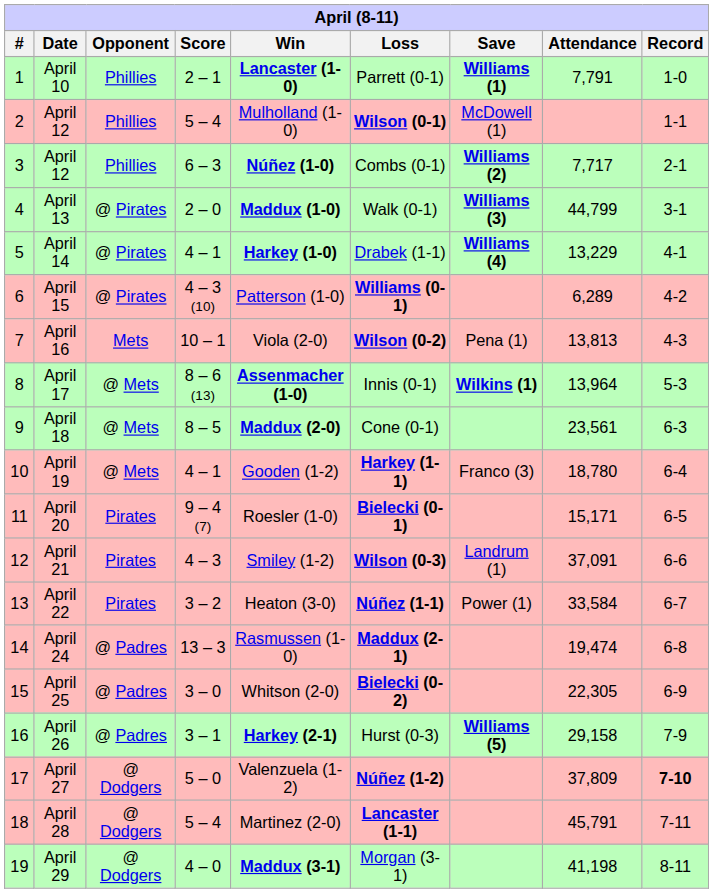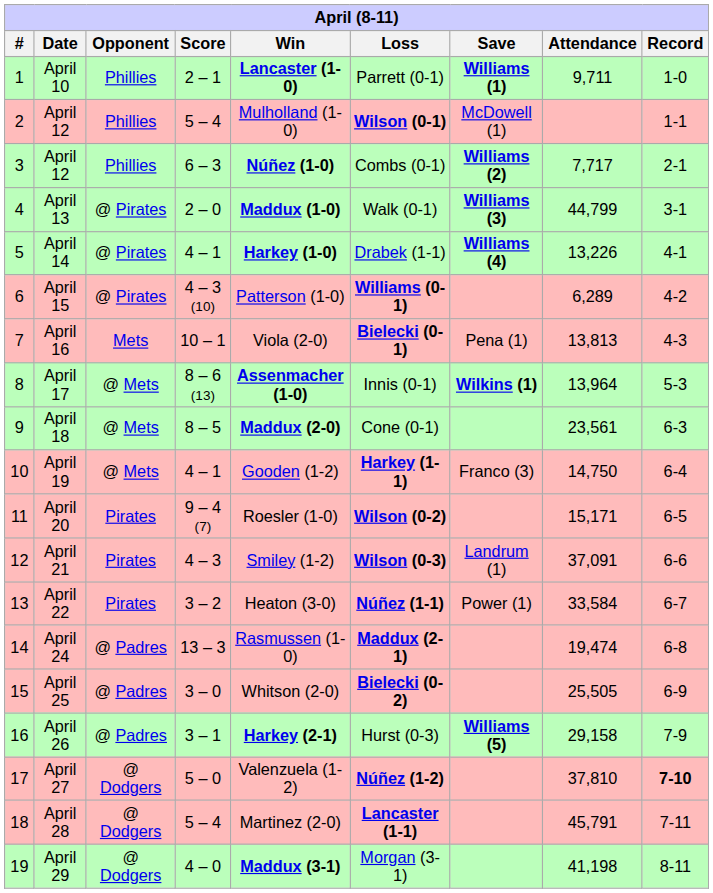(593, 78) 7,791 -> (593, 78) 9,711
(593, 253) 13,229 -> (593, 253) 13,226
(400, 341) Wilson (0-2) -> (400, 341) Bielecki (0-1)
(593, 472) 18,780 -> (593, 472) 14,750
(400, 516) Bielecki (0-1) -> (400, 516) Wilson (0-2)
(593, 691) 22,305 -> (593, 691) 25,505
(593, 778) 37,809 -> (593, 778) 37,810
